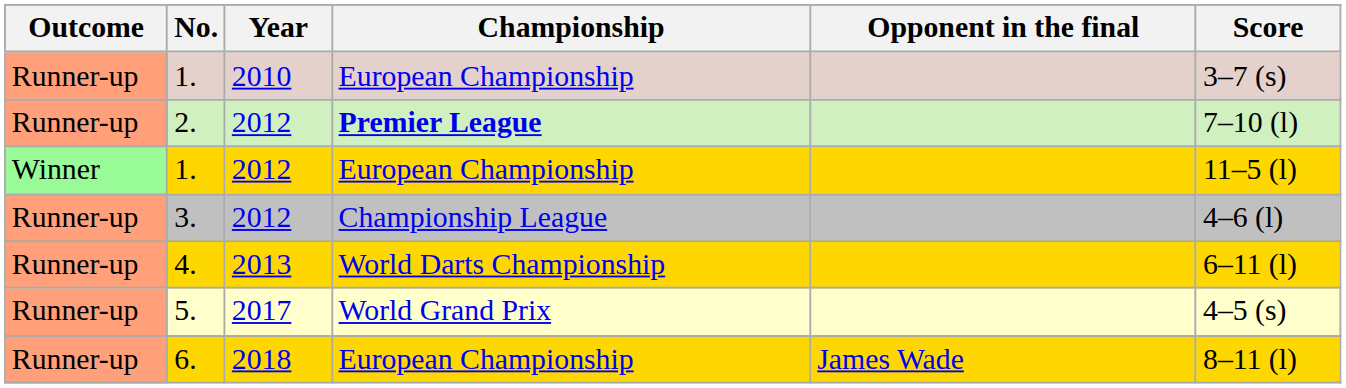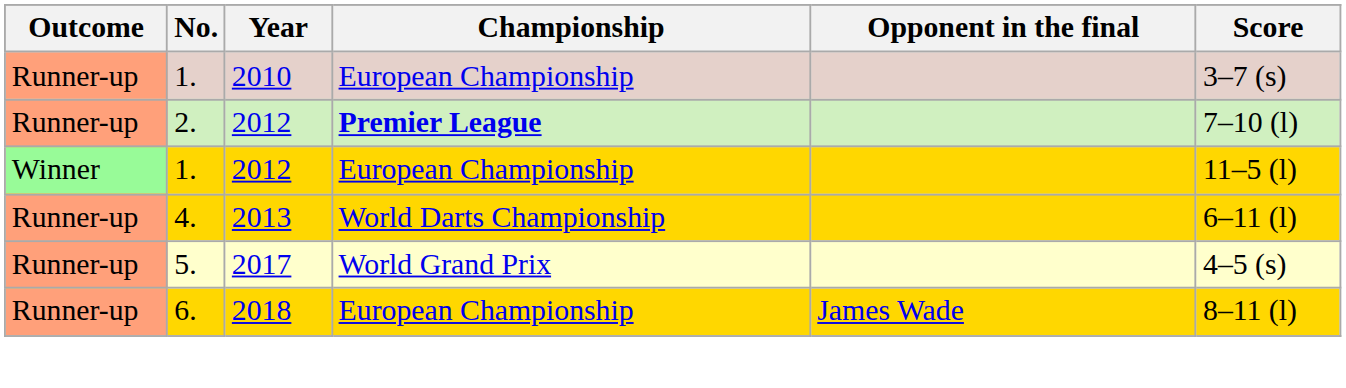- row: (185, 216)
